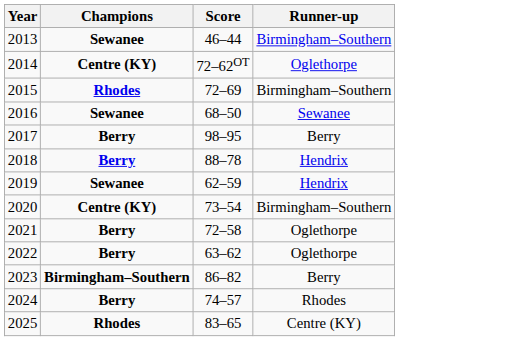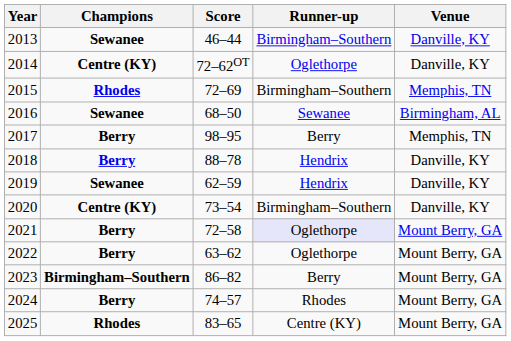+ column: (450, 16)
(324, 230) no background -> (324, 230) lavender background
